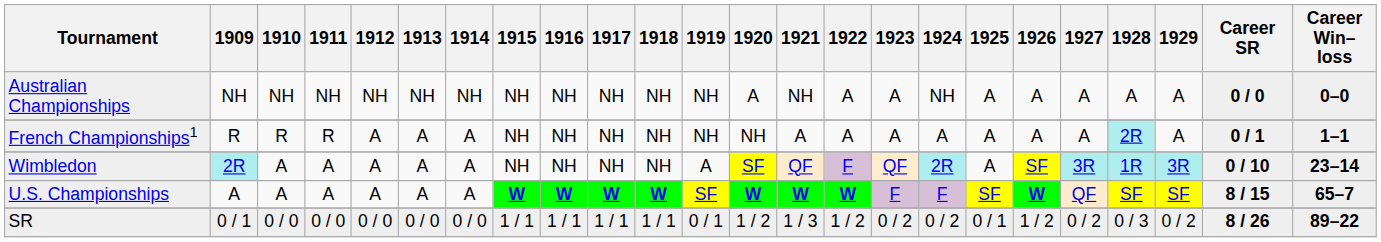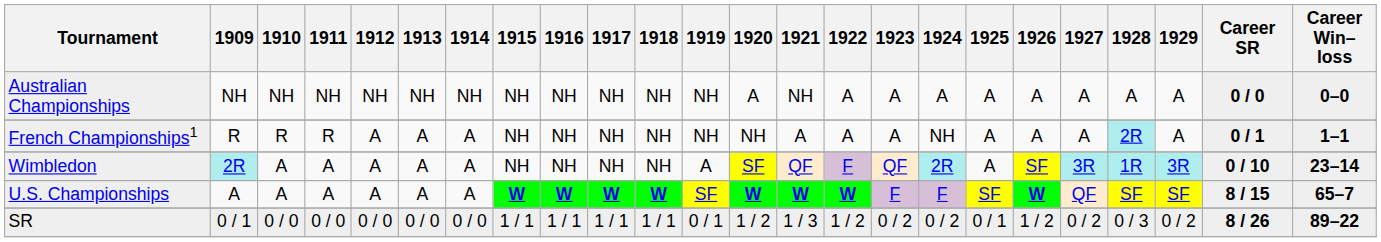(942, 95) NH -> (942, 95) A
(942, 136) A -> (942, 136) NH
